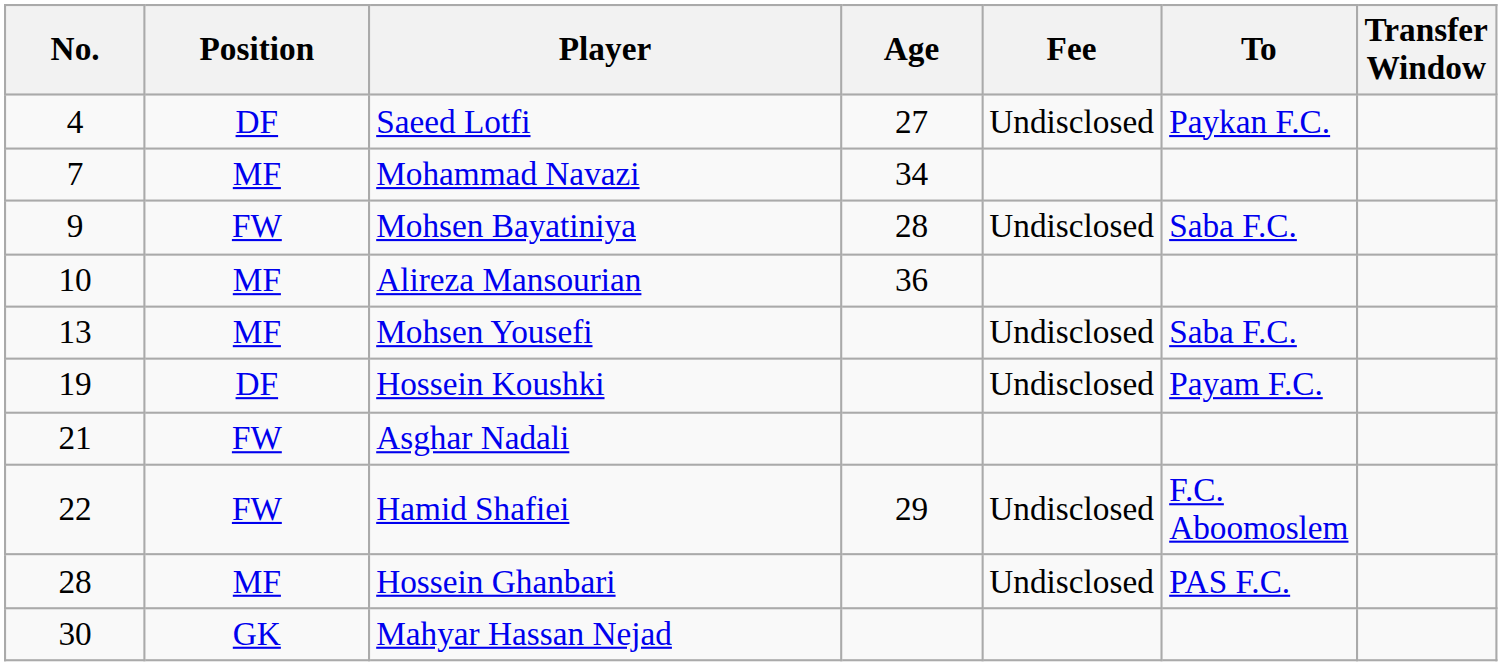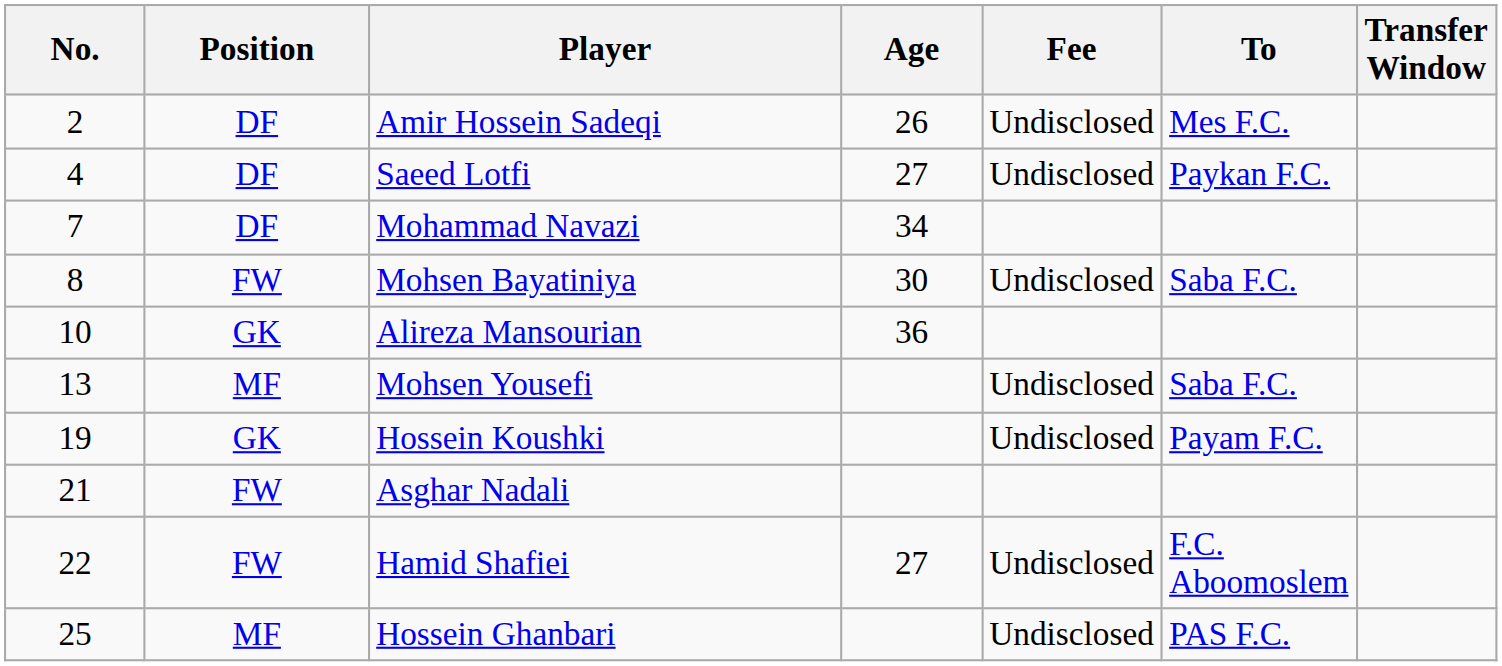+ row: (519, 121)
(257, 173) MF -> (257, 226) DF
(75, 226) 9 -> (75, 279) 8
(912, 226) 28 -> (912, 279) 30
(257, 279) MF -> (257, 332) GK
(257, 385) DF -> (257, 437) GK
(912, 509) 29 -> (912, 562) 27
(75, 580) 28 -> (75, 633) 25
- row: (524, 633)
